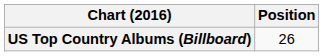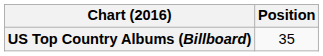(287, 39) 26 -> (287, 39) 35
